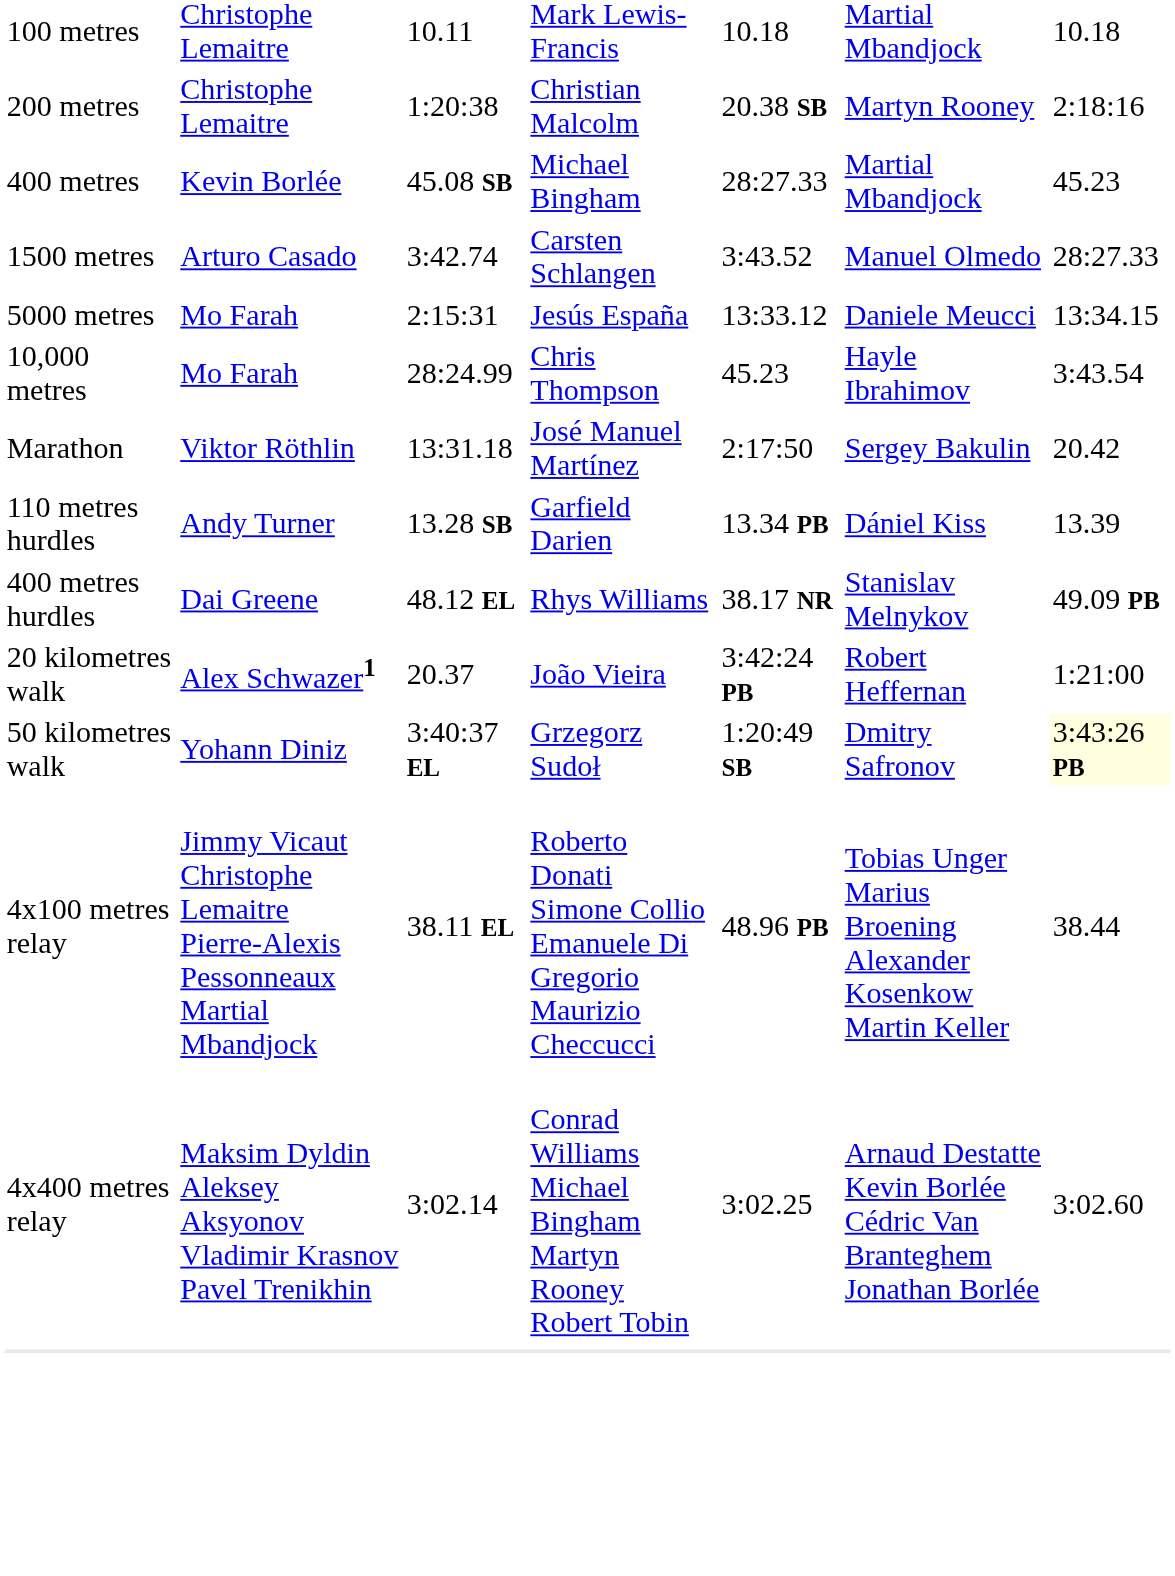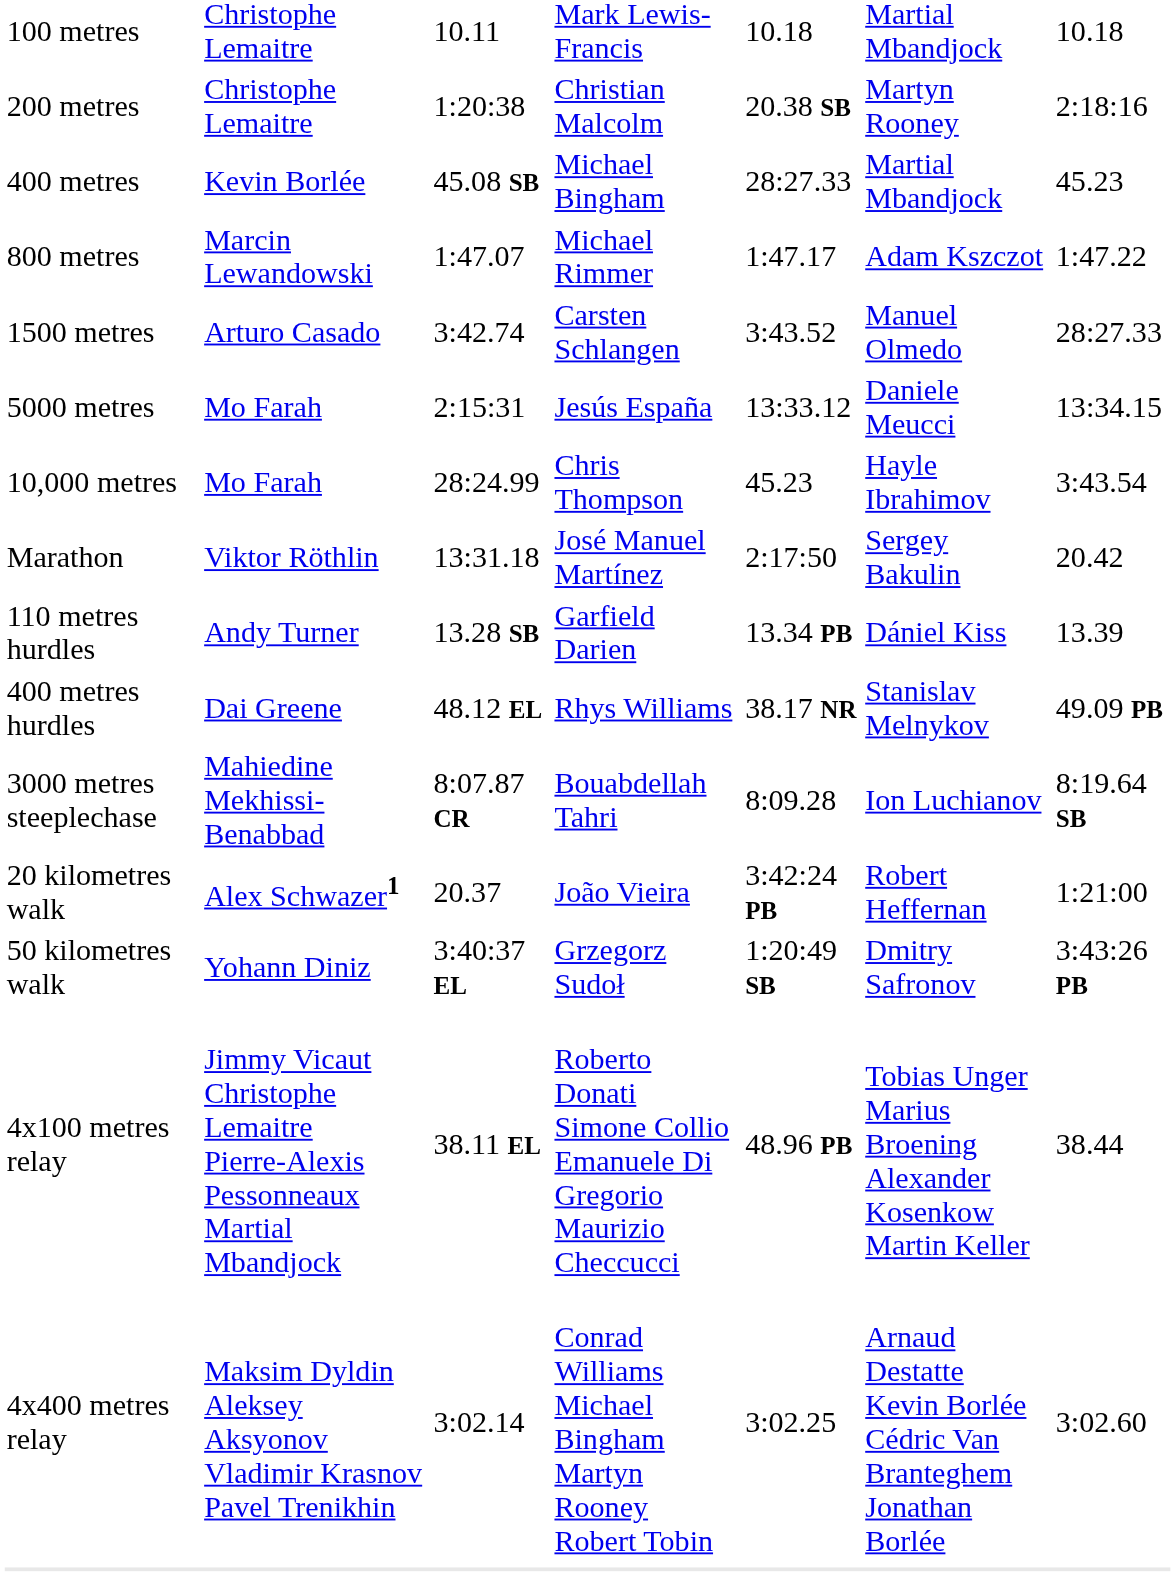+ row: (73, 256)
+ row: (82, 799)
(1099, 749) lightyellow background -> (1102, 967) no background
